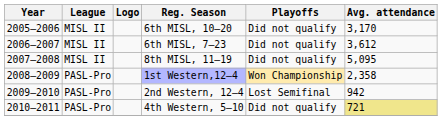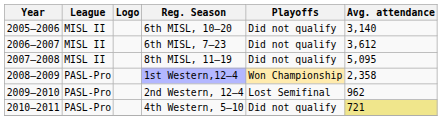(362, 28) 3,170 -> (362, 28) 3,140
(356, 92) 942 -> (356, 92) 962
